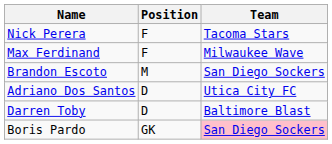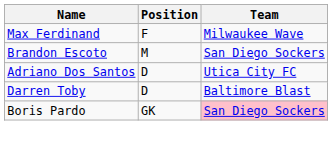- row: (46, 33)
